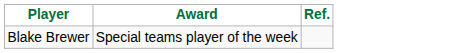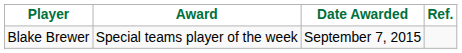+ column: (363, 15)
